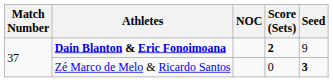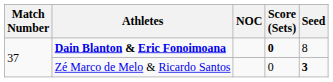(271, 48) 2 -> (271, 48) 0
(305, 48) 9 -> (305, 48) 8
